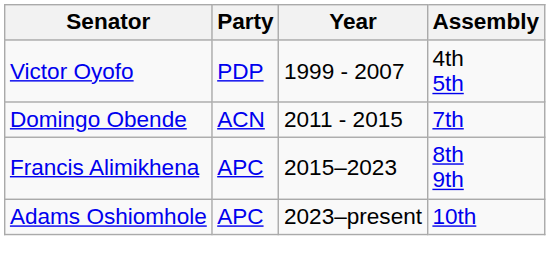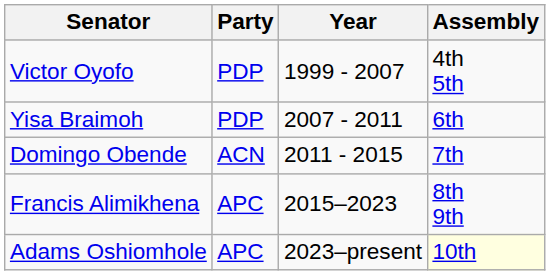+ row: (77, 119)
(454, 216) no background -> (454, 252) lightyellow background
